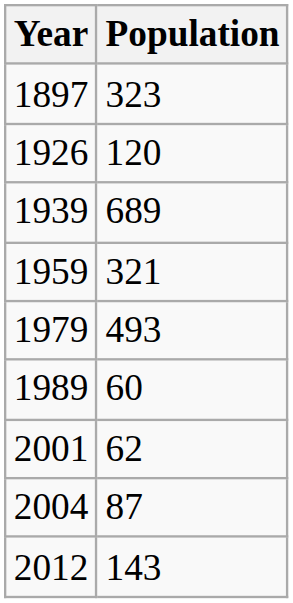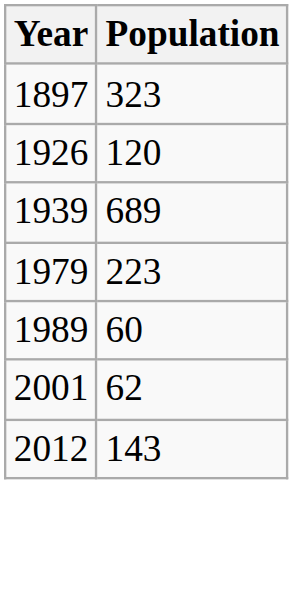- row: (51, 270)
(133, 329) 493 -> (133, 270) 223
- row: (51, 507)
